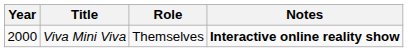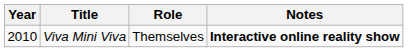(22, 36) 2000 -> (22, 36) 2010
